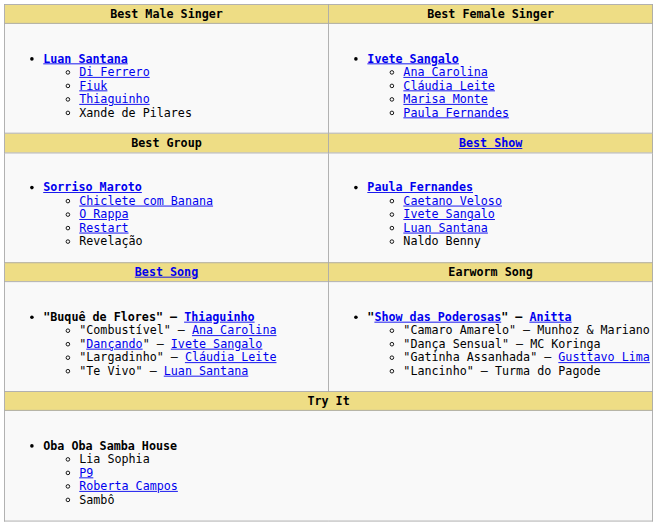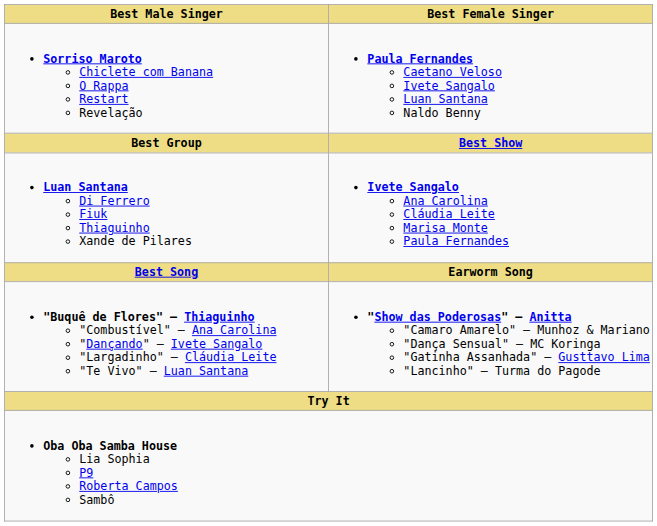rows swapped: (167, 85) <-> (167, 214)
